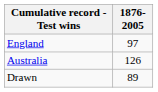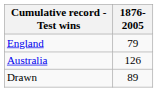(133, 43) 97 -> (133, 43) 79
